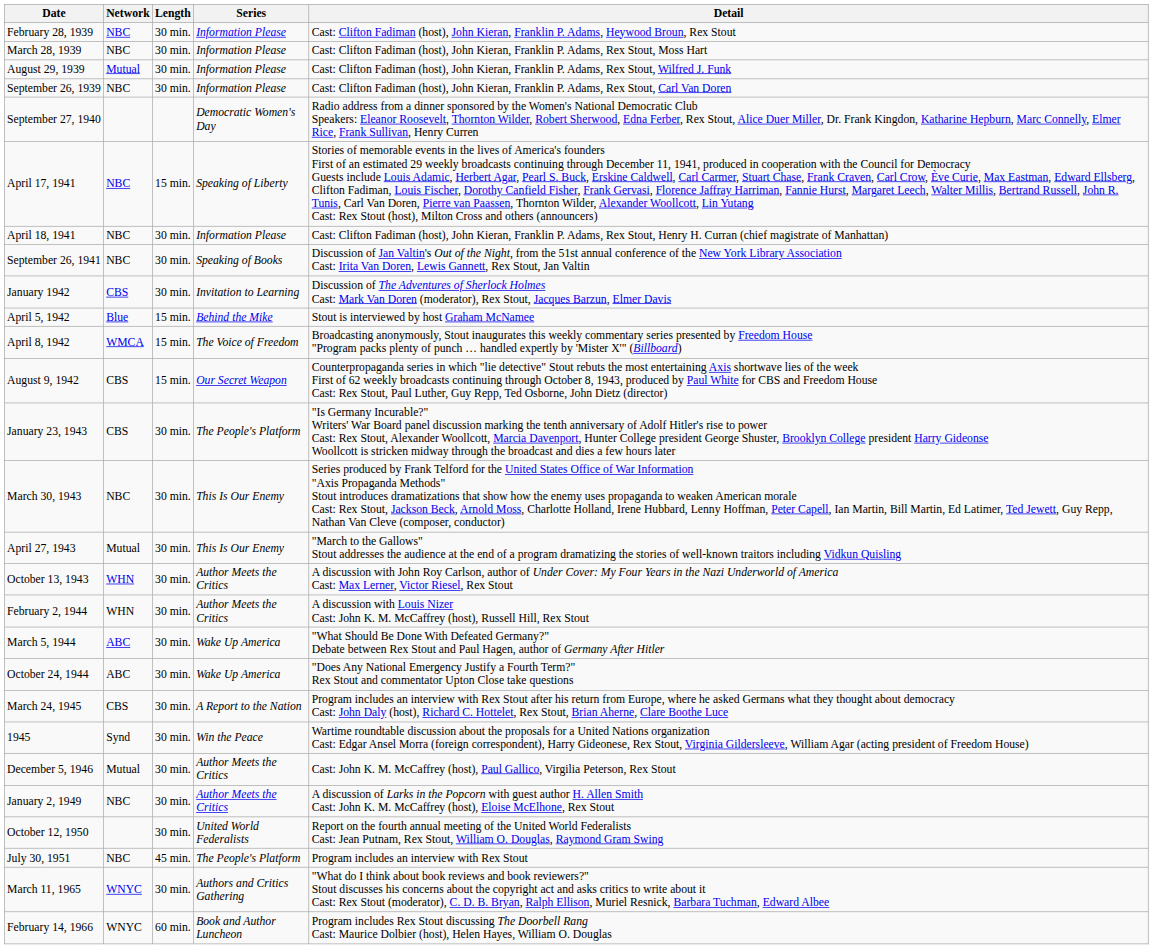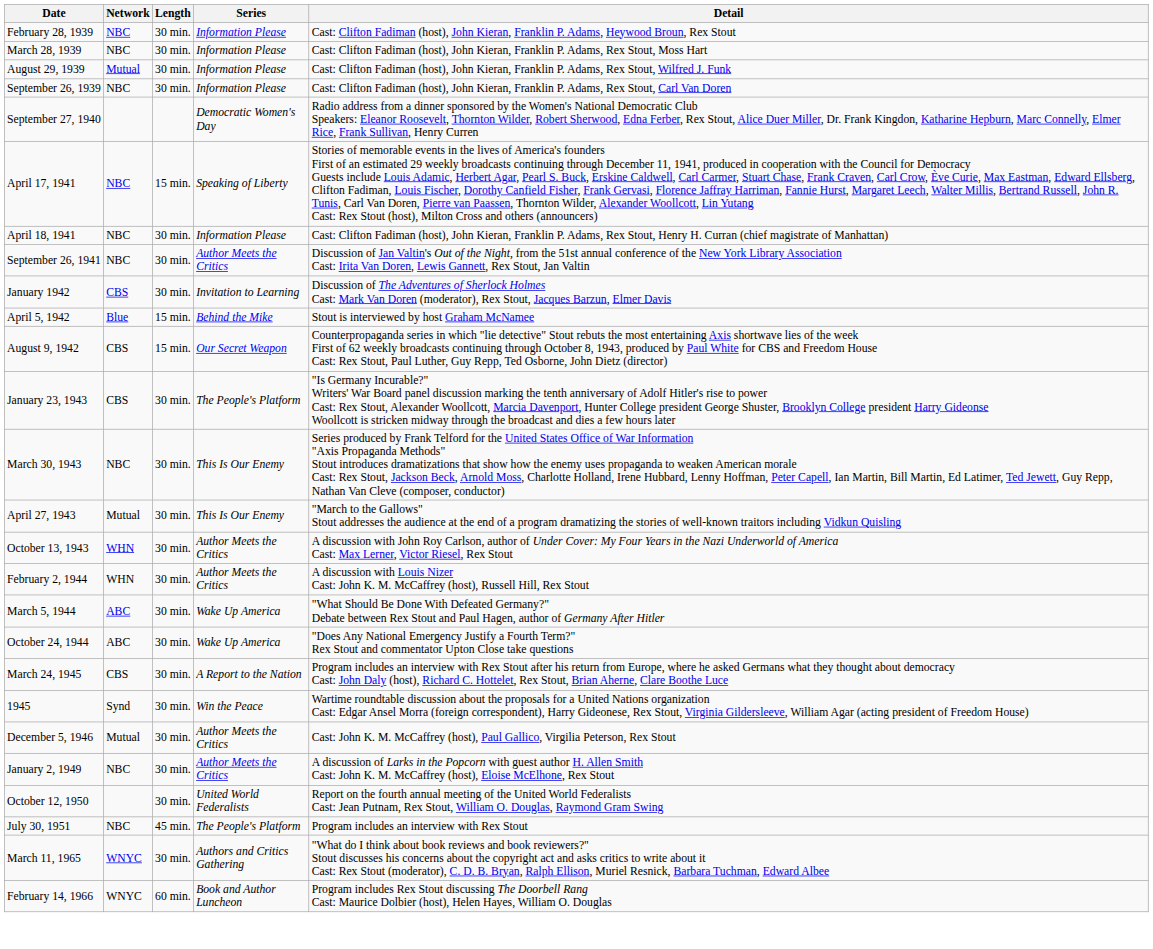(239, 260) Speaking of Books -> (236, 260) Author Meets the Critics
- row: (38, 342)
